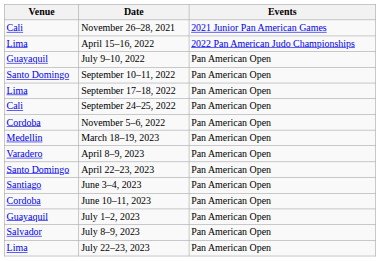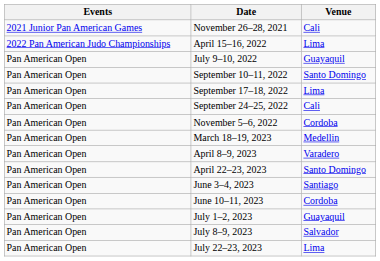columns swapped: (282, 12) <-> (42, 12)
